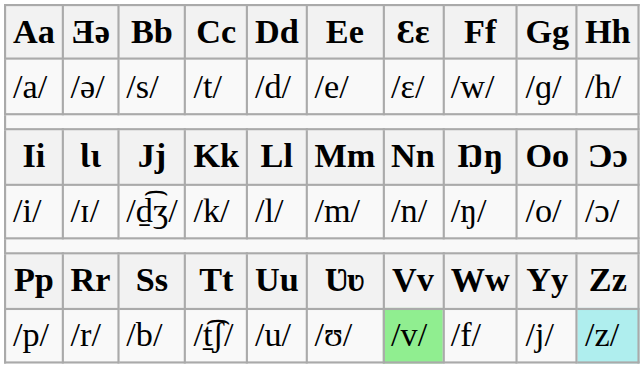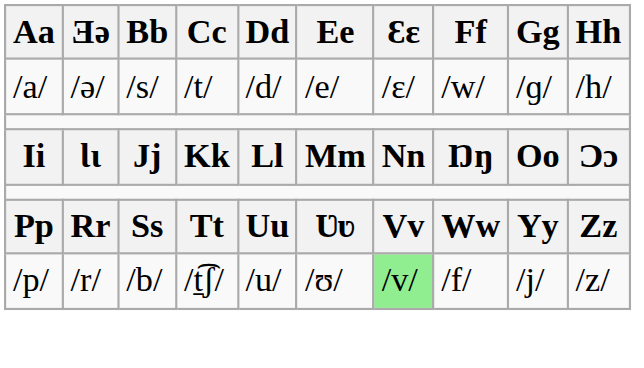- row: (27, 210)
(602, 334) paleturquoise background -> (593, 280) no background
